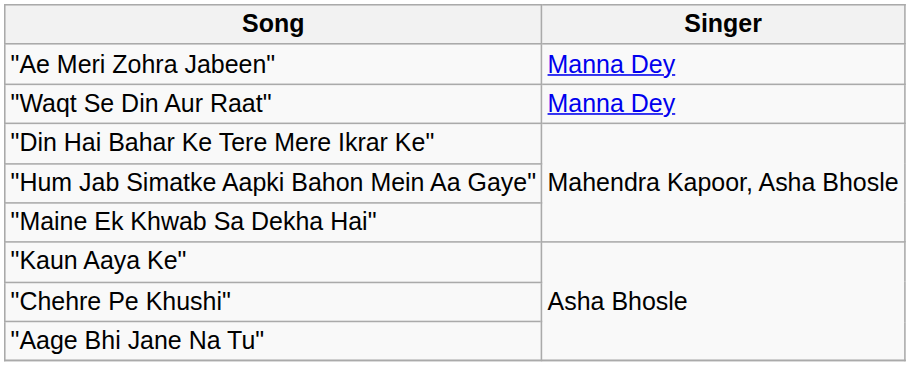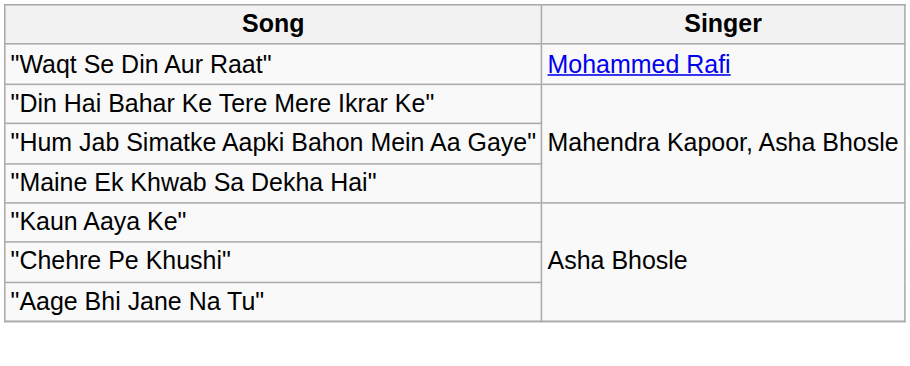- row: (143, 63)
(611, 103) Manna Dey -> (639, 63) Mohammed Rafi
